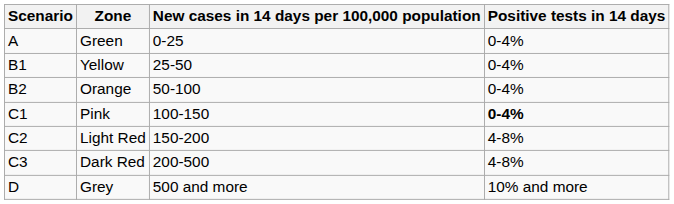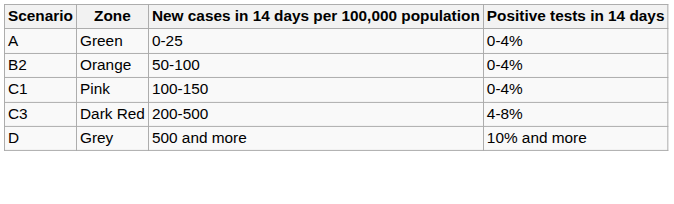- row: (102, 65)
(506, 114) bold -> (505, 89) normal
- row: (113, 138)
